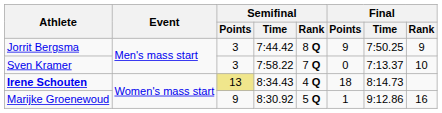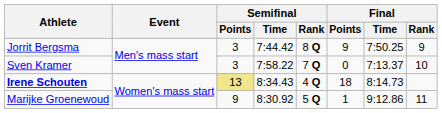(421, 100) 16 -> (421, 100) 11
